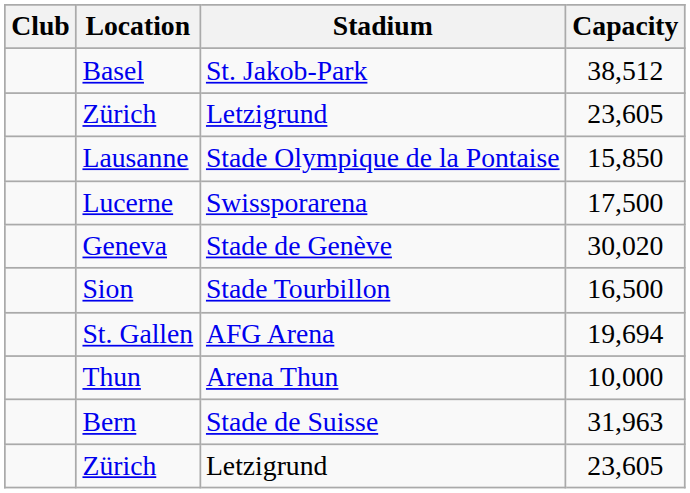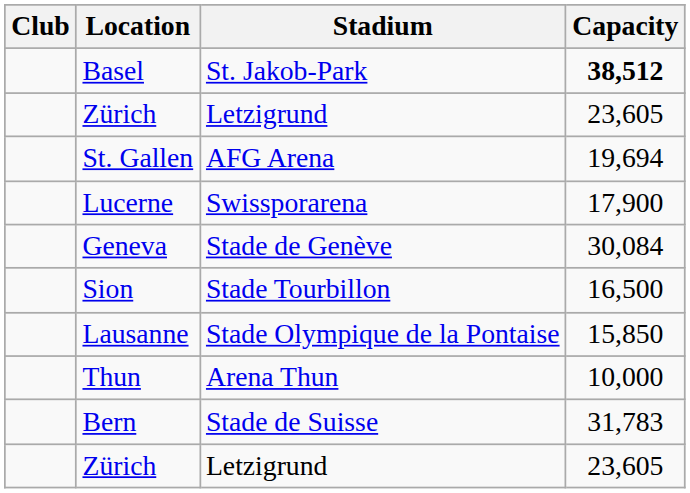(625, 70) normal -> (625, 70) bold
rows swapped: (136, 158) <-> (138, 333)
(625, 202) 17,500 -> (625, 202) 17,900
(625, 245) 30,020 -> (625, 245) 30,084
(625, 421) 31,963 -> (625, 421) 31,783
